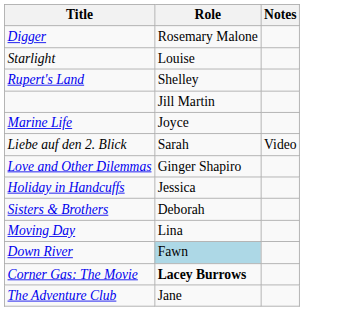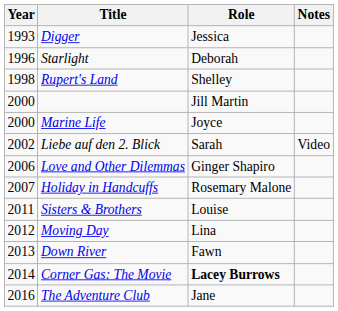+ column: (21, 15)
(208, 36) Rosemary Malone -> (210, 36) Jessica
(176, 58) Louise -> (215, 58) Deborah
(177, 187) Jessica -> (241, 187) Rosemary Malone
(181, 209) Deborah -> (210, 209) Louise
(173, 252) lightblue background -> (206, 252) no background
